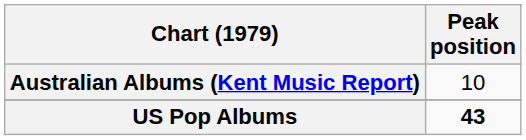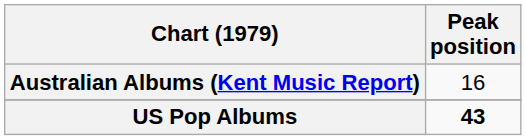(473, 81) 10 -> (473, 81) 16
